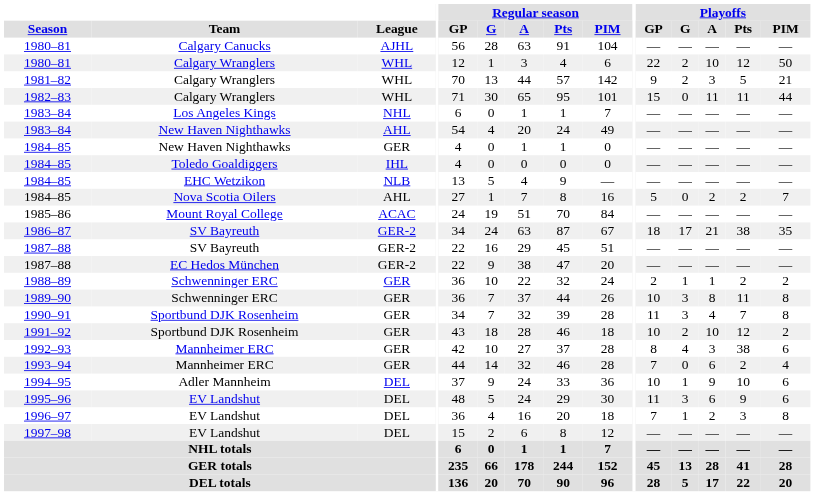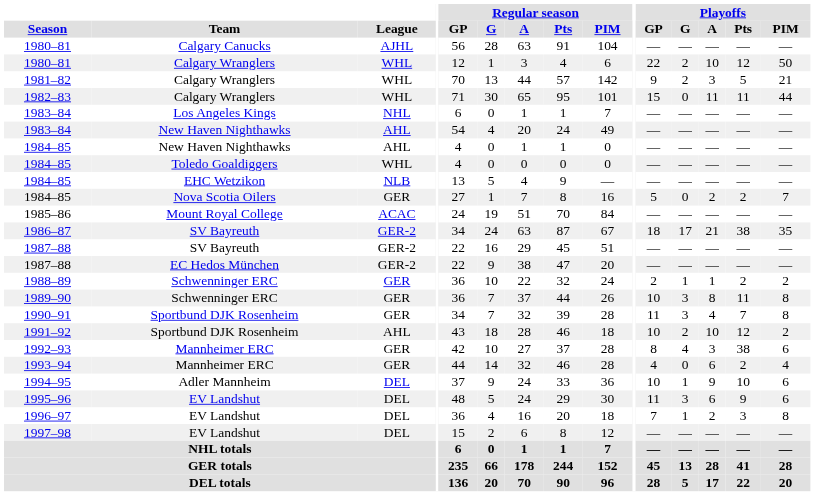(397, 146) GER -> (397, 146) AHL
(397, 163) IHL -> (397, 163) WHL
(397, 197) AHL -> (397, 197) GER
(397, 331) GER -> (397, 331) AHL
(653, 365) 7 -> (653, 365) 4
